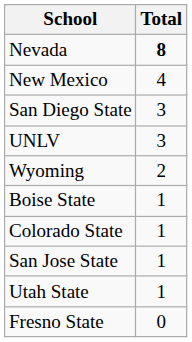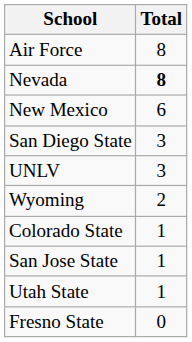+ row: (46, 49)
(161, 79) 4 -> (161, 110) 6
- row: (52, 200)
